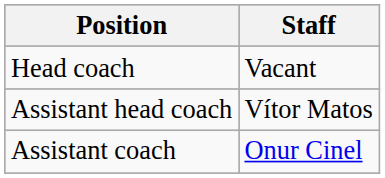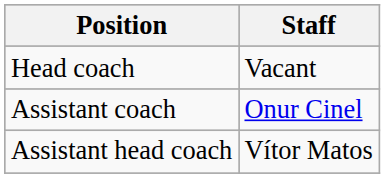rows swapped: (122, 109) <-> (93, 151)
